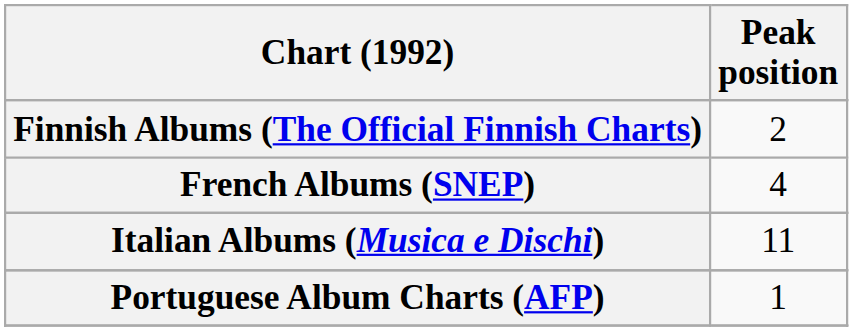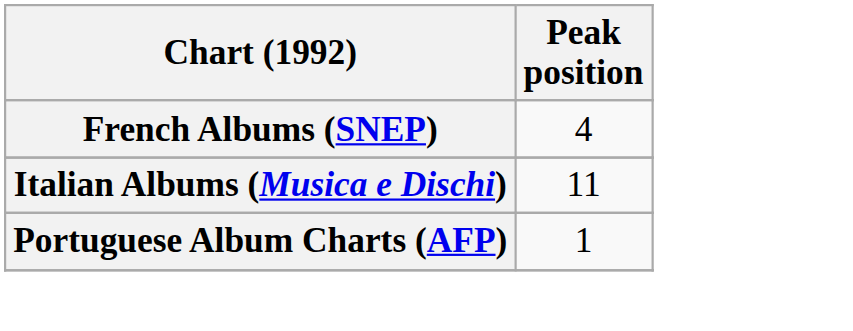- row: (358, 128)
